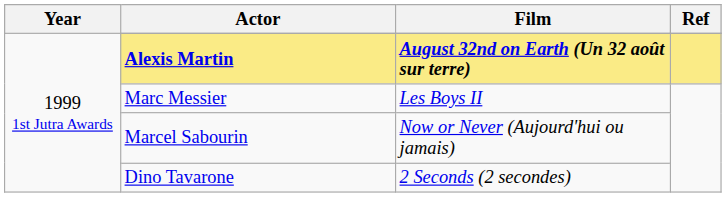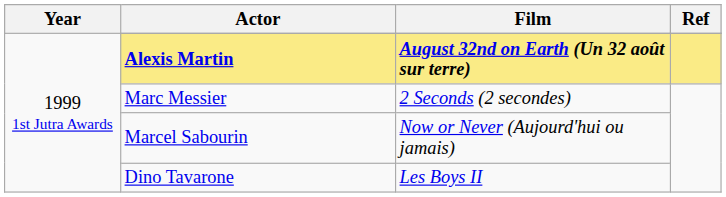(441, 98) Les Boys II -> (485, 98) 2 Seconds (2 secondes)
(485, 177) 2 Seconds (2 secondes) -> (441, 177) Les Boys II
